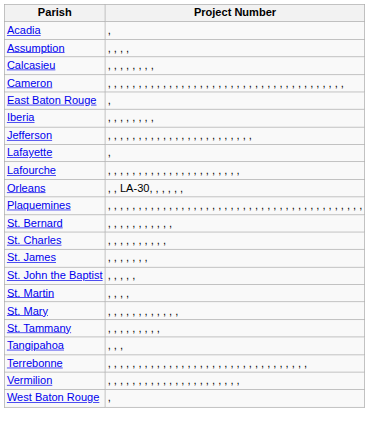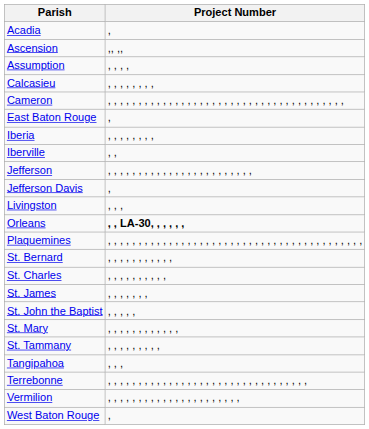+ row: (32, 48)
+ row: (26, 153)
+ row: (45, 188)
- row: (30, 153)
- row: (31, 170)
+ row: (32, 205)
(145, 188) normal -> (146, 223) bold
- row: (31, 293)
